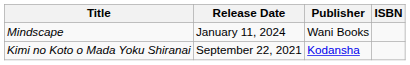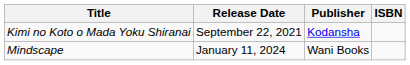rows swapped: (99, 50) <-> (35, 32)
